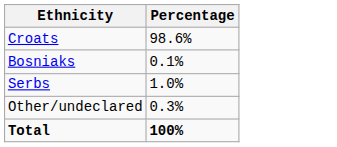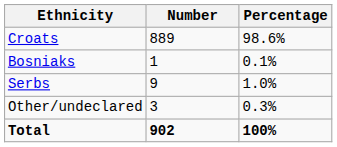+ column: (193, 16)
